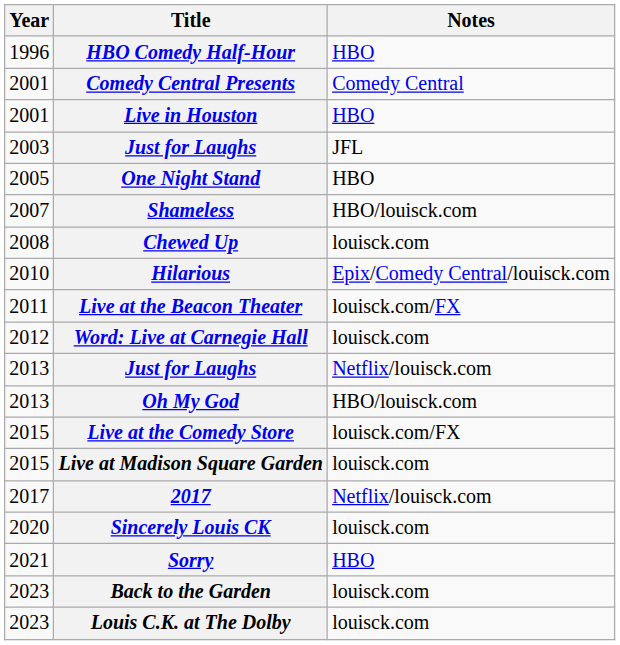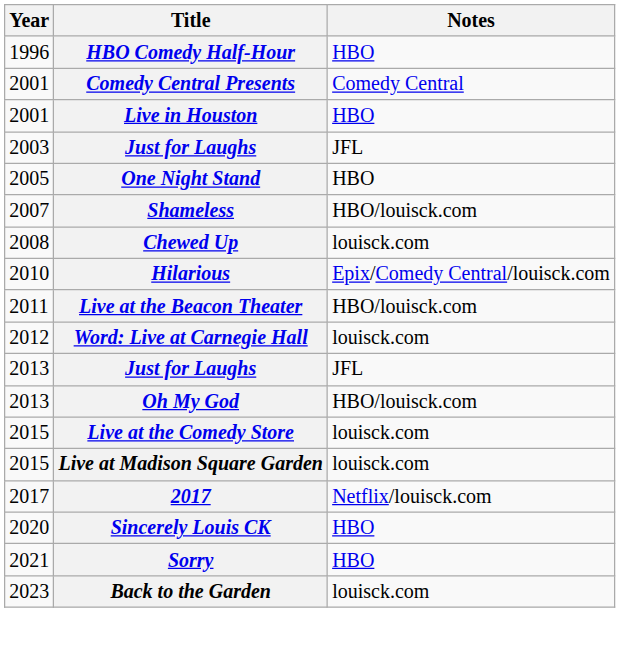(396, 305) louisck.com/FX -> (405, 305) HBO/louisck.com
(412, 369) Netflix/louisck.com -> (348, 369) JFL
(396, 432) louisck.com/FX -> (381, 432) louisck.com
(381, 527) louisck.com -> (353, 527) HBO
- row: (29, 623)
